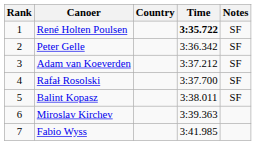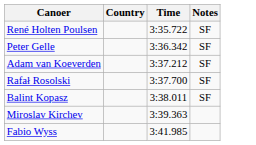- column: (19, 13)
(199, 30) bold -> (168, 30) normal
